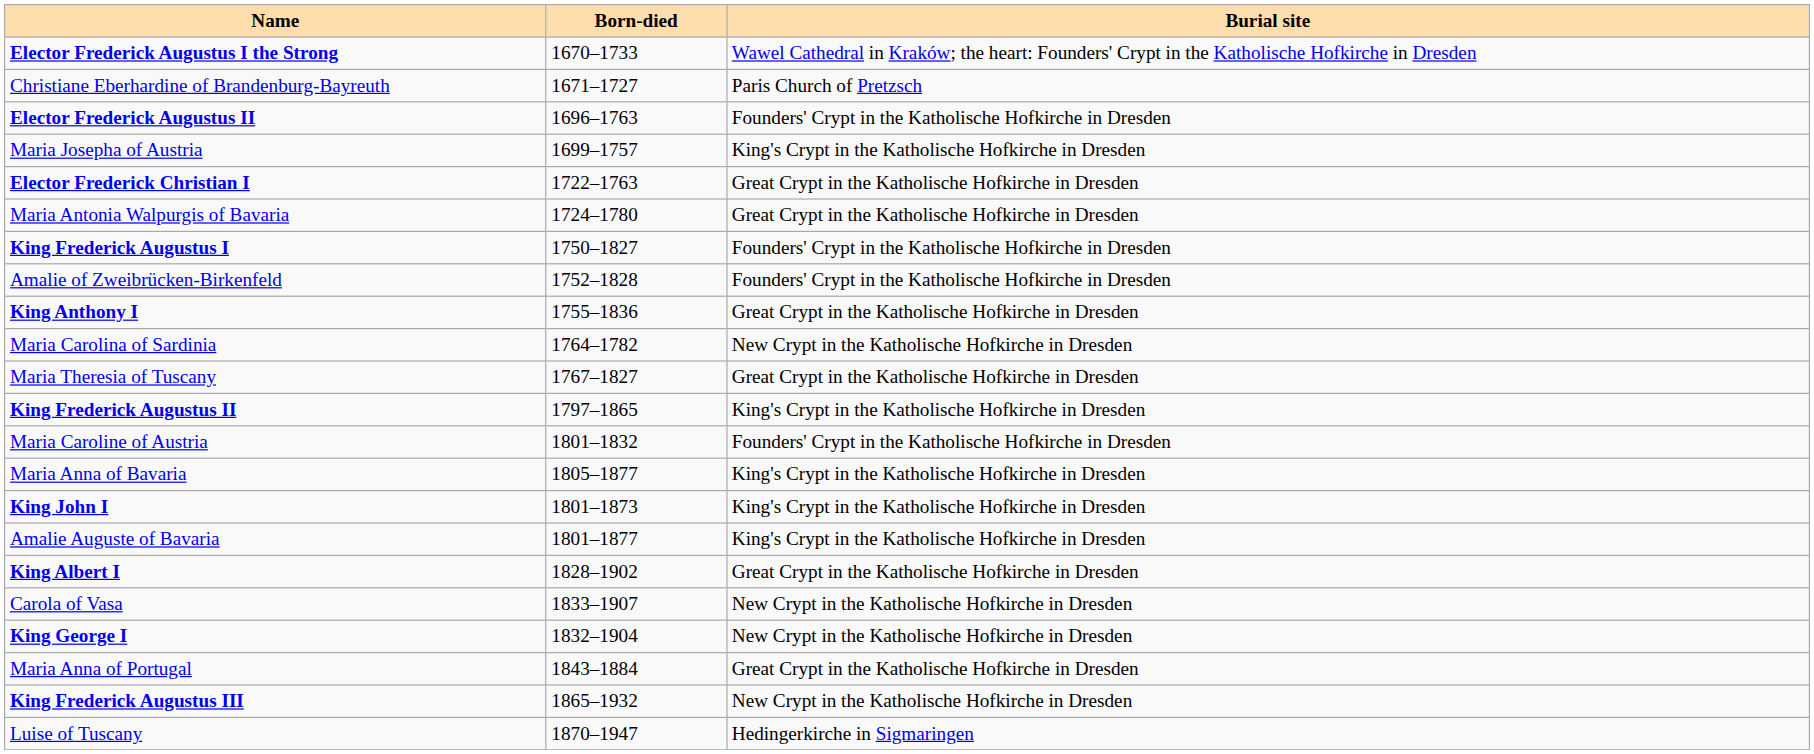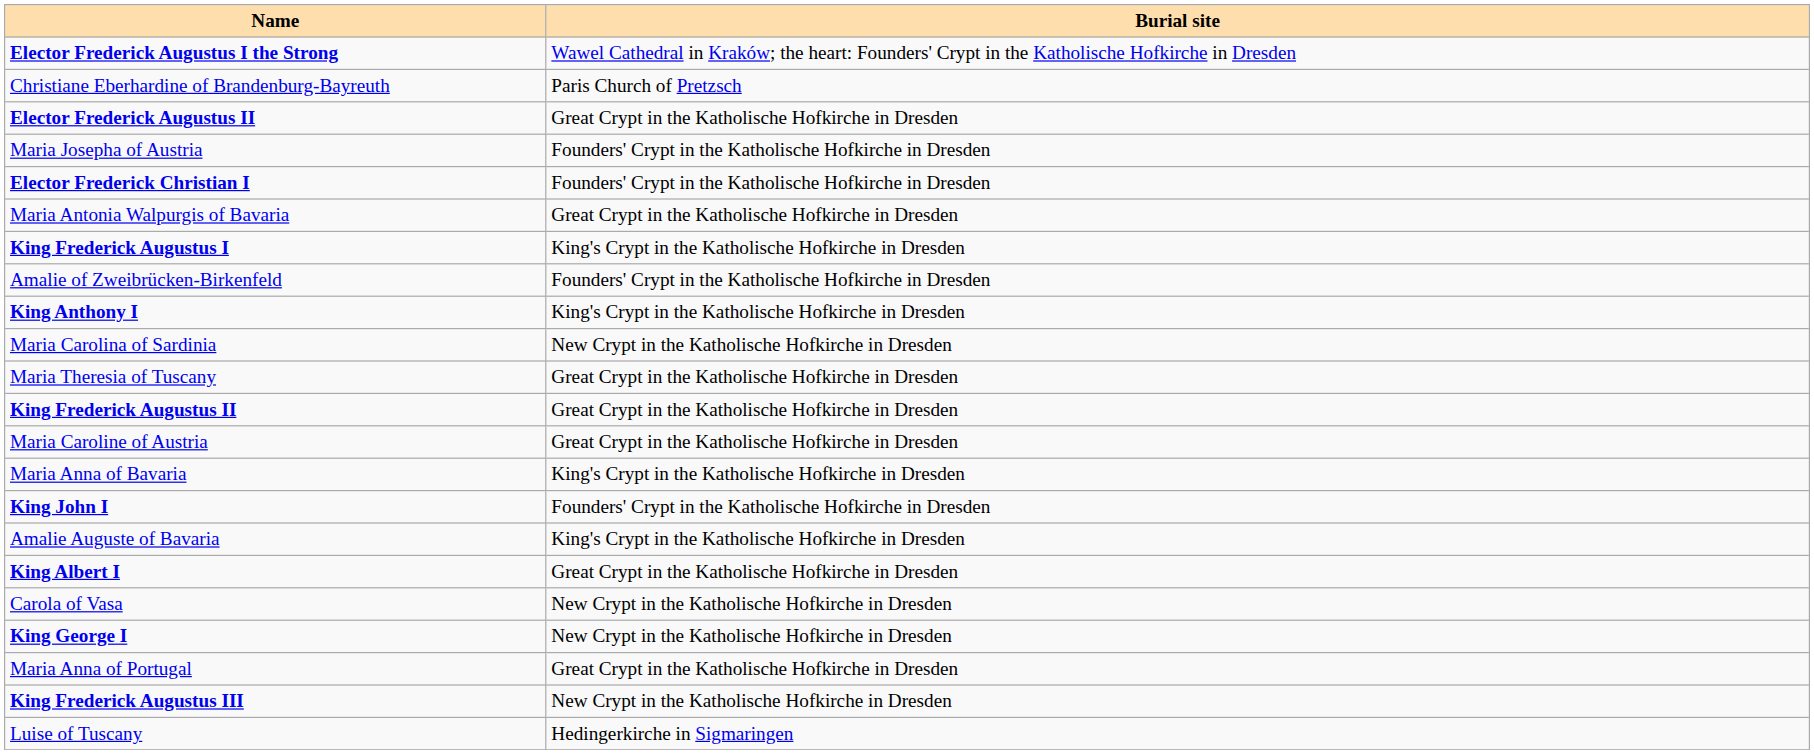- column: (636, 20)
(951, 117) Founders' Crypt in the Katholische Hofkirche in Dresden -> (755, 117) Great Crypt in the Katholische Hofkirche in Dresden
(939, 150) King's Crypt in the Katholische Hofkirche in Dresden -> (771, 150) Founders' Crypt in the Katholische Hofkirche in Dresden
(935, 182) Great Crypt in the Katholische Hofkirche in Dresden -> (771, 182) Founders' Crypt in the Katholische Hofkirche in Dresden
(951, 247) Founders' Crypt in the Katholische Hofkirche in Dresden -> (758, 247) King's Crypt in the Katholische Hofkirche in Dresden
(935, 312) Great Crypt in the Katholische Hofkirche in Dresden -> (758, 312) King's Crypt in the Katholische Hofkirche in Dresden
(939, 409) King's Crypt in the Katholische Hofkirche in Dresden -> (755, 409) Great Crypt in the Katholische Hofkirche in Dresden
(951, 441) Founders' Crypt in the Katholische Hofkirche in Dresden -> (755, 441) Great Crypt in the Katholische Hofkirche in Dresden
(939, 506) King's Crypt in the Katholische Hofkirche in Dresden -> (771, 506) Founders' Crypt in the Katholische Hofkirche in Dresden
